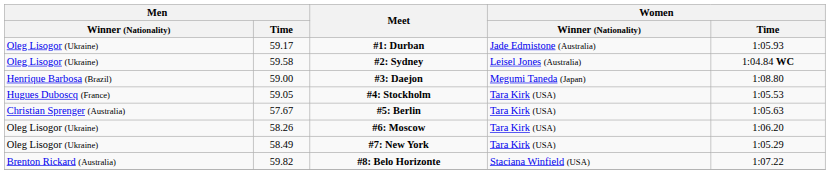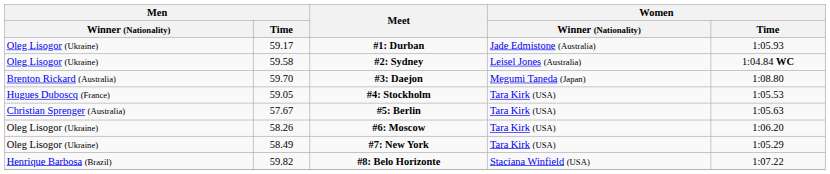(59, 78) Henrique Barbosa (Brazil) -> (61, 78) Brenton Rickard (Australia)
(281, 78) 59.00 -> (281, 78) 59.70
(61, 161) Brenton Rickard (Australia) -> (59, 161) Henrique Barbosa (Brazil)
